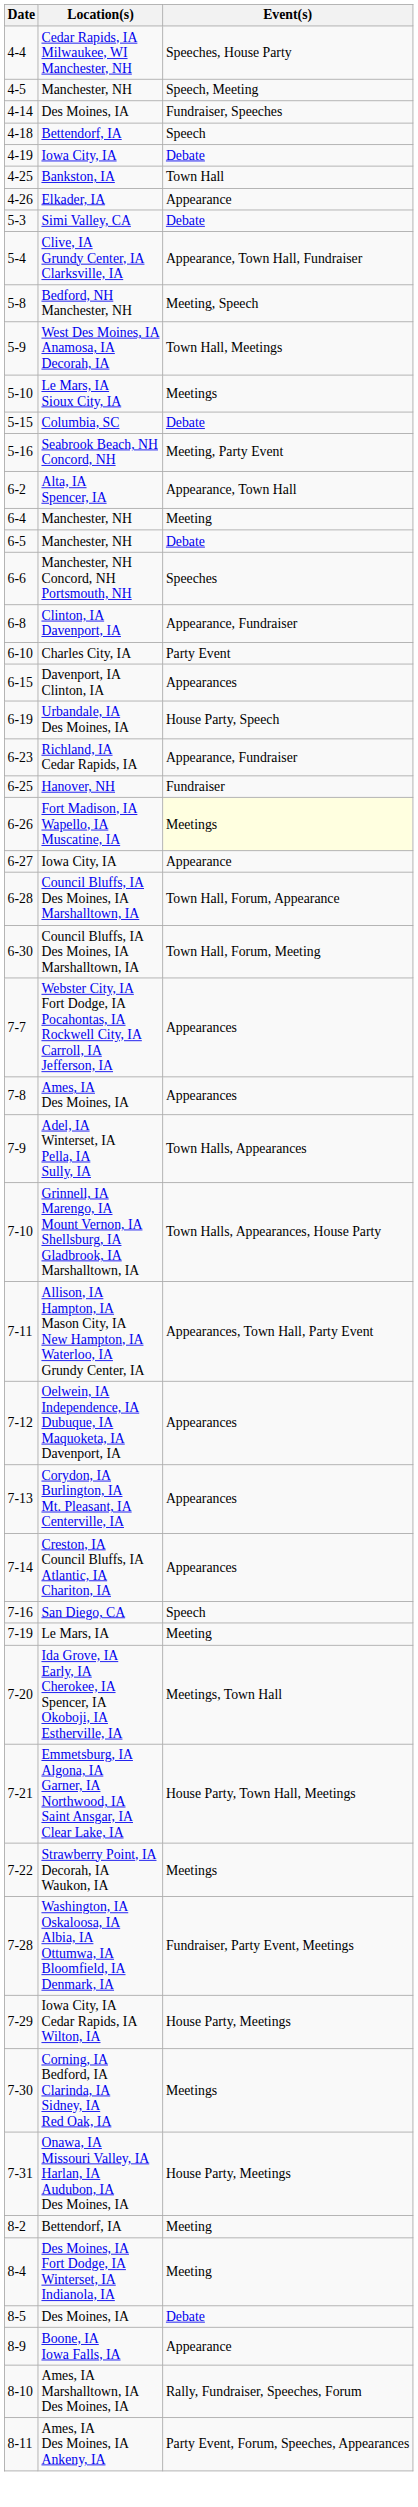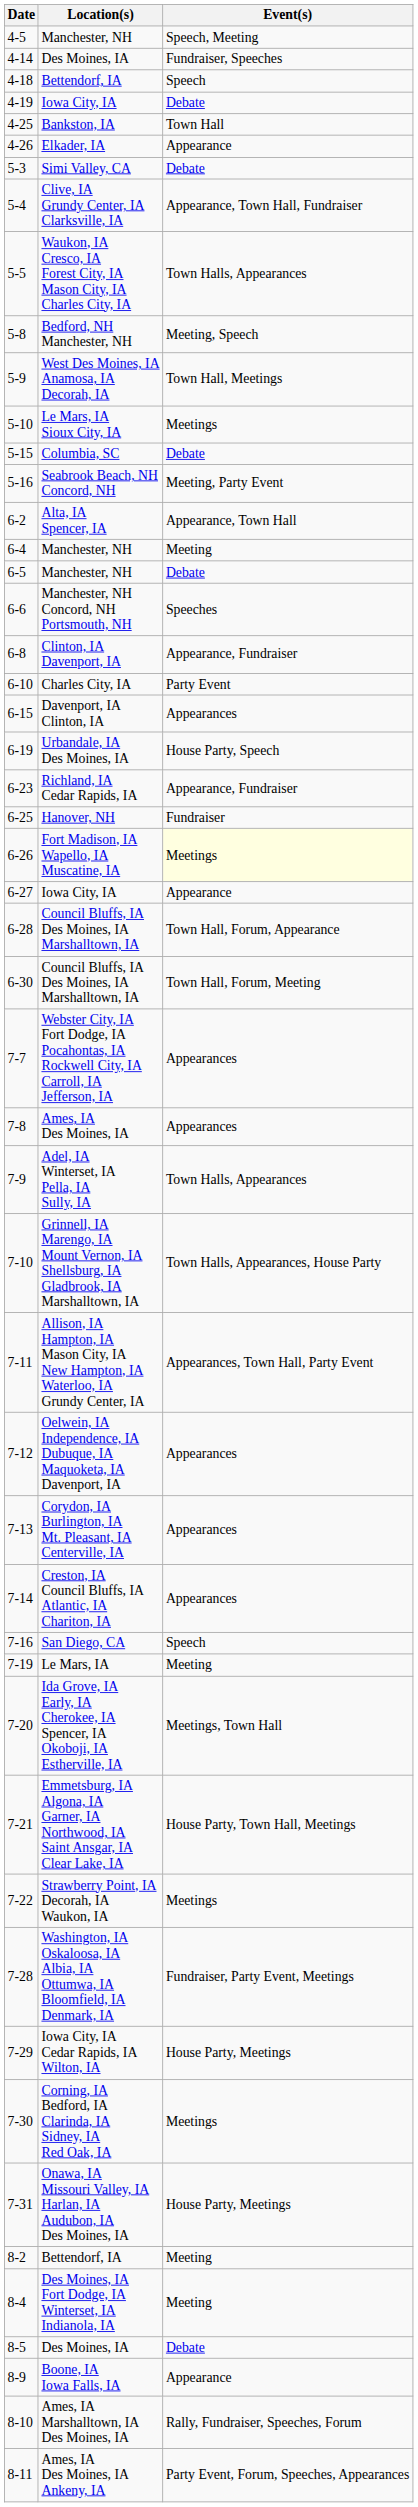- row: (17, 52)
+ row: (17, 273)
